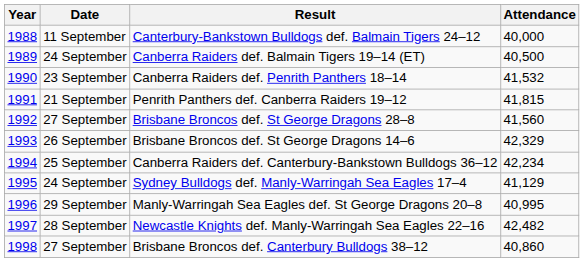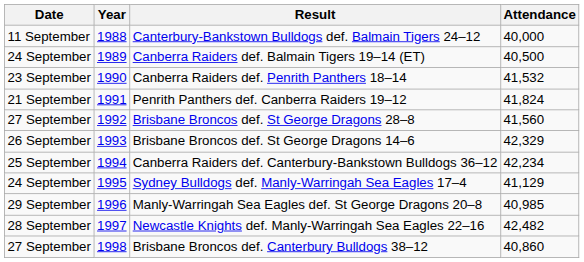columns swapped: (22, 15) <-> (85, 15)
(524, 99) 41,815 -> (524, 99) 41,824
(524, 204) 40,995 -> (524, 204) 40,985
